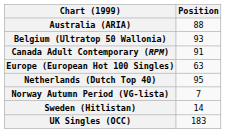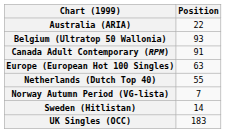(199, 25) 88 -> (199, 25) 22
(199, 80) 95 -> (199, 80) 55
